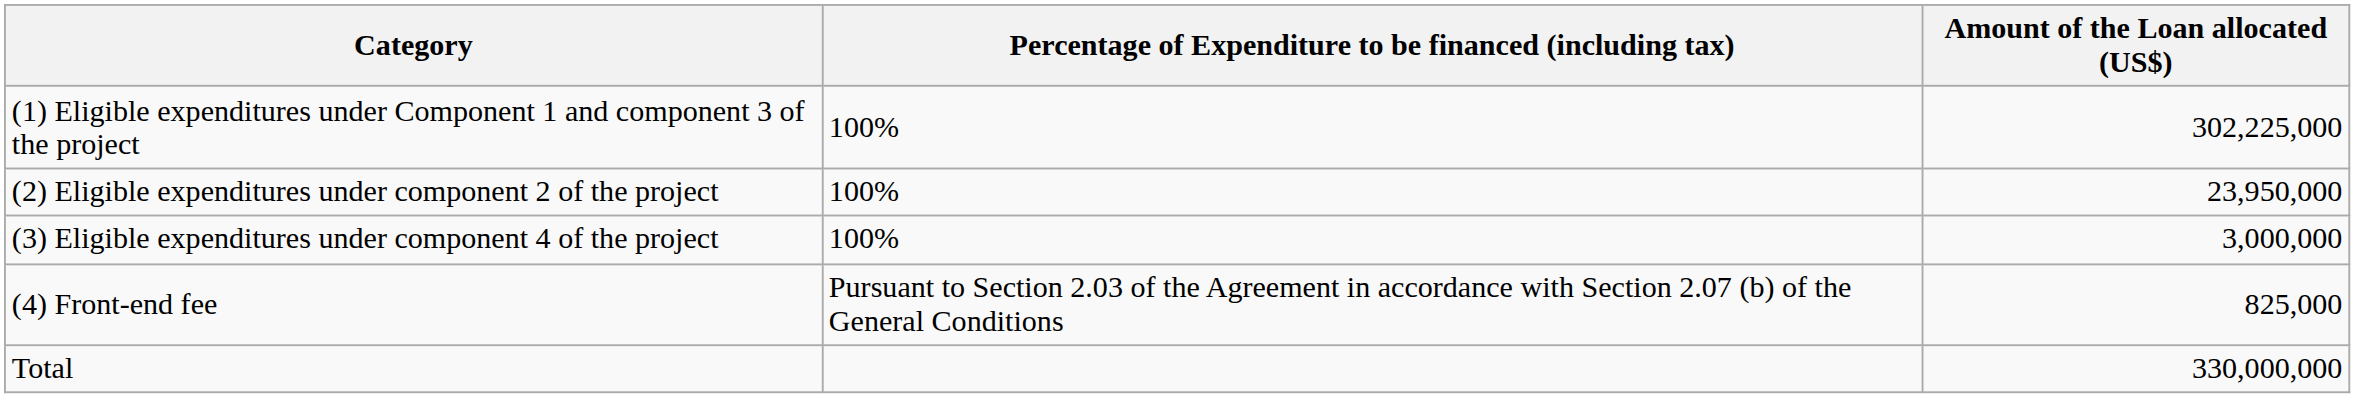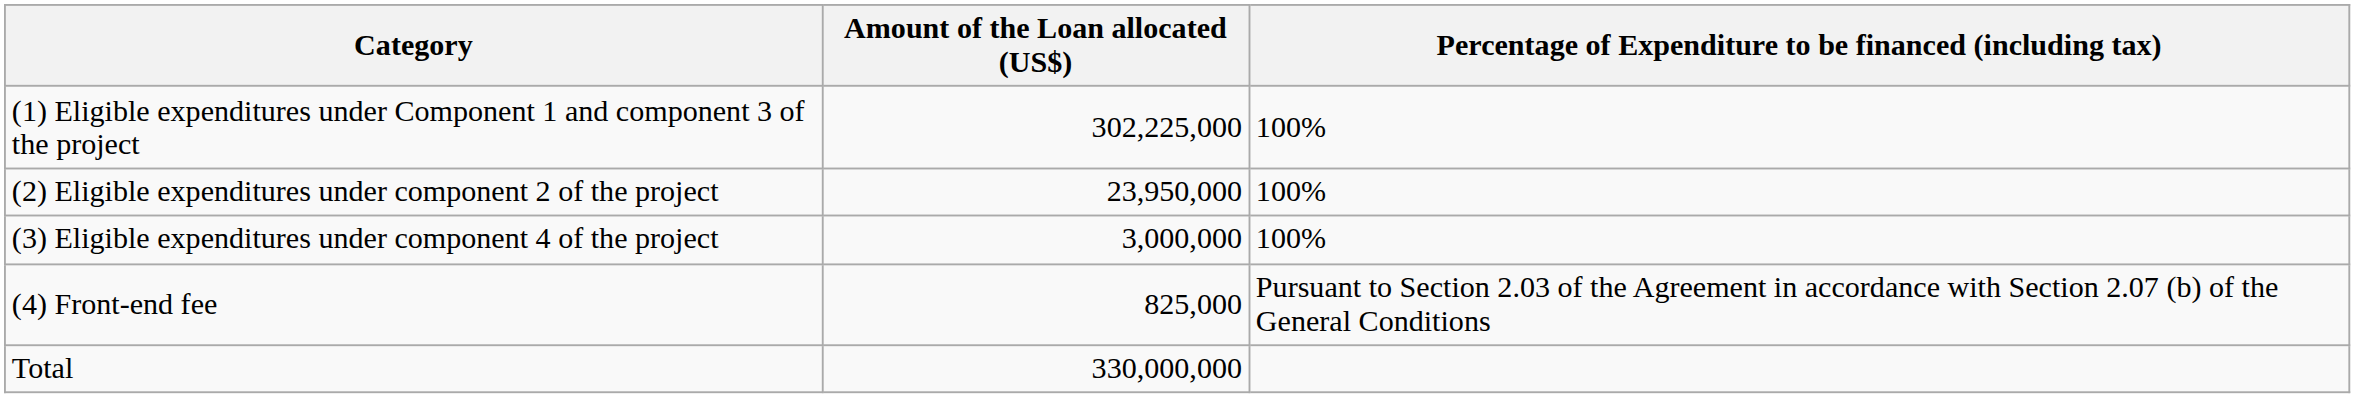columns swapped: (2136, 45) <-> (1372, 45)
